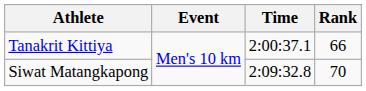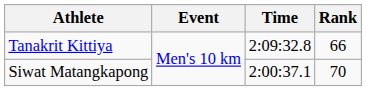(280, 45) 2:00:37.1 -> (280, 45) 2:09:32.8
(280, 72) 2:09:32.8 -> (280, 72) 2:00:37.1
